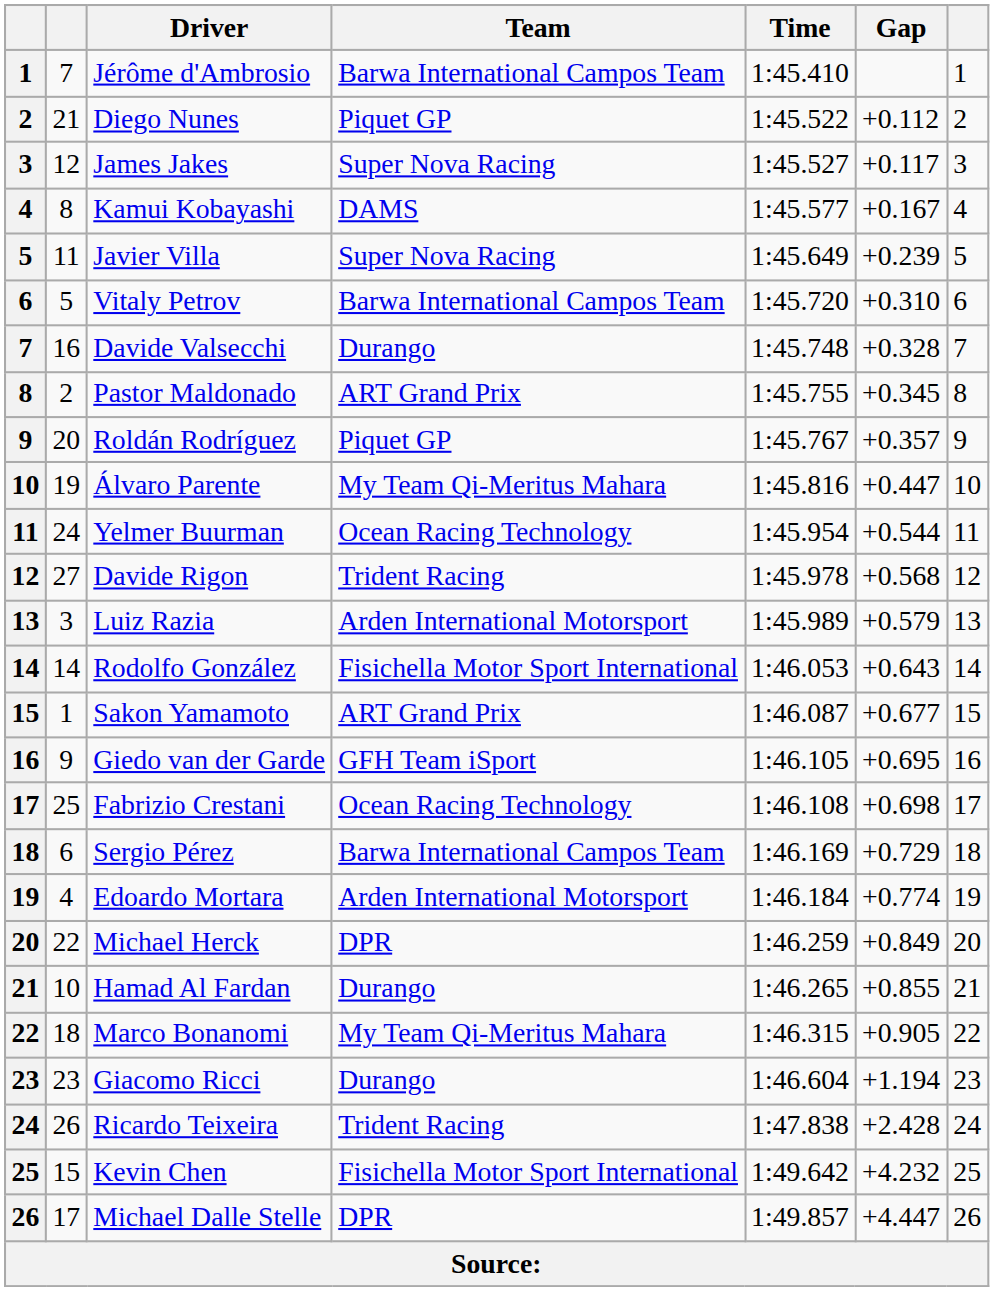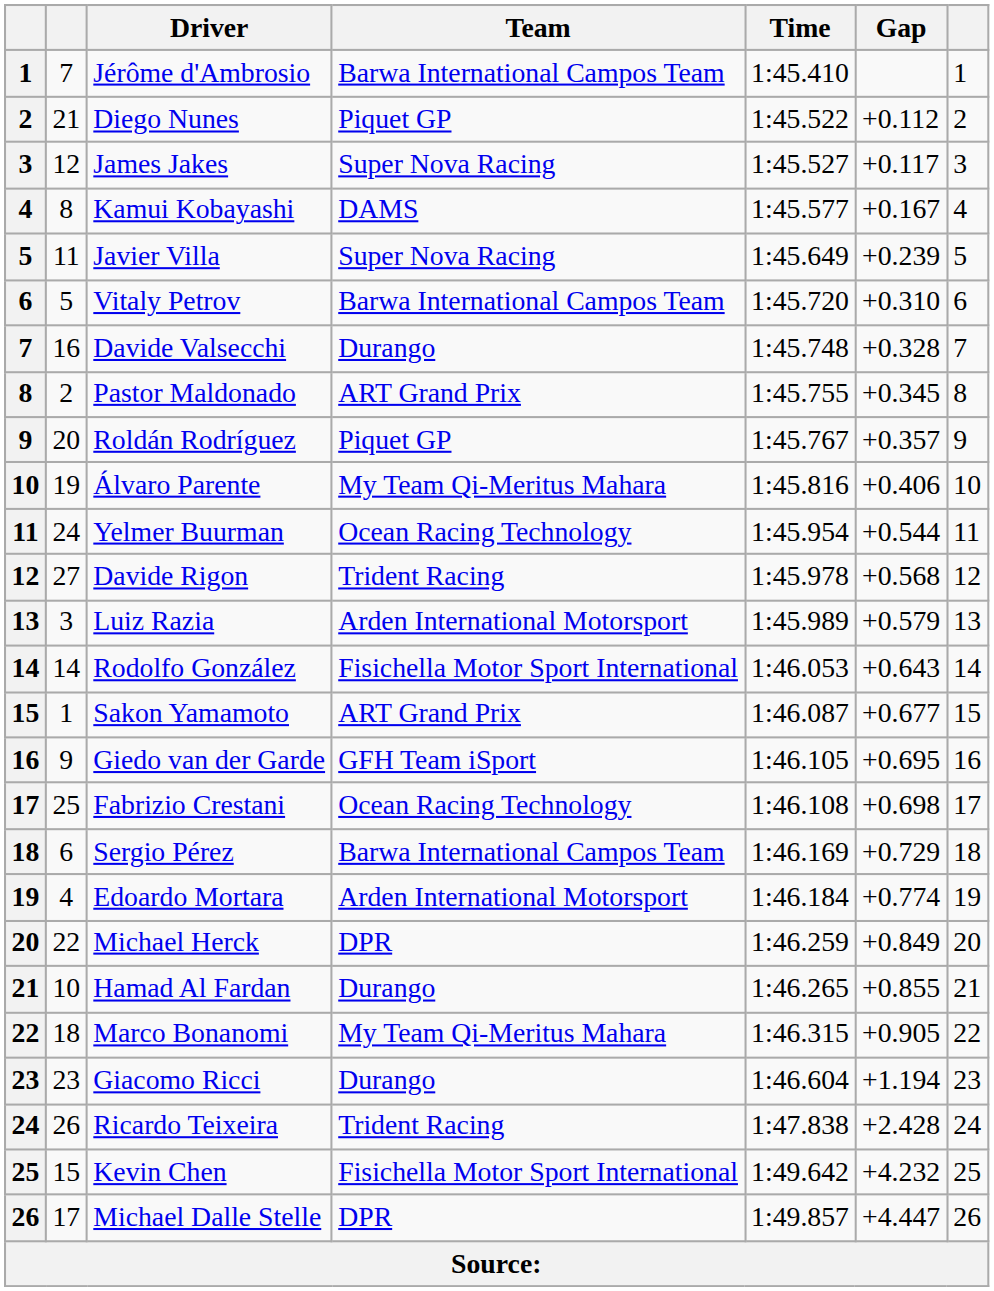(901, 484) +0.447 -> (901, 484) +0.406
